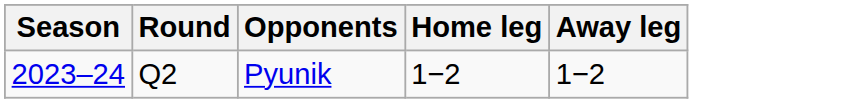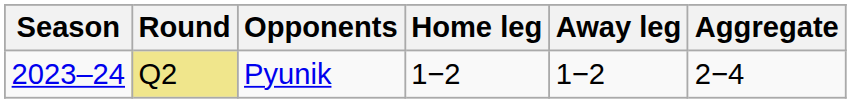+ column: (767, 27)
(158, 73) no background -> (158, 73) khaki background
